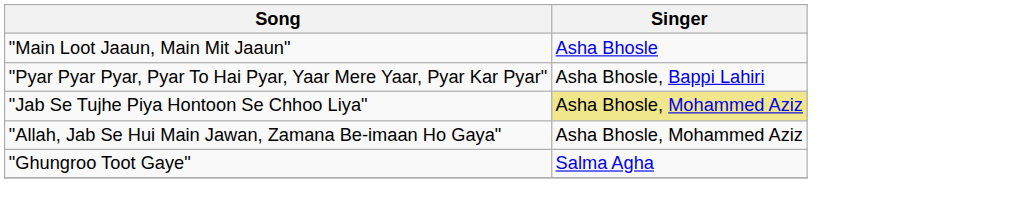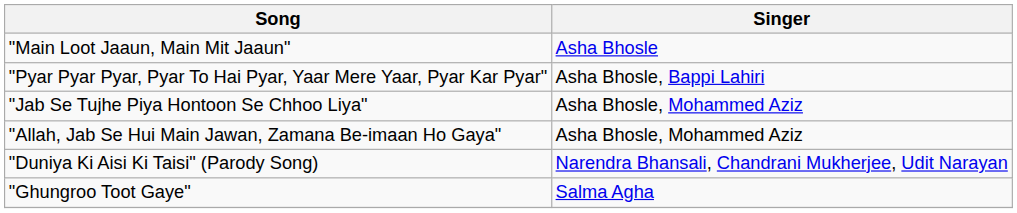(679, 105) khaki background -> (679, 105) no background
+ row: (164, 163)
